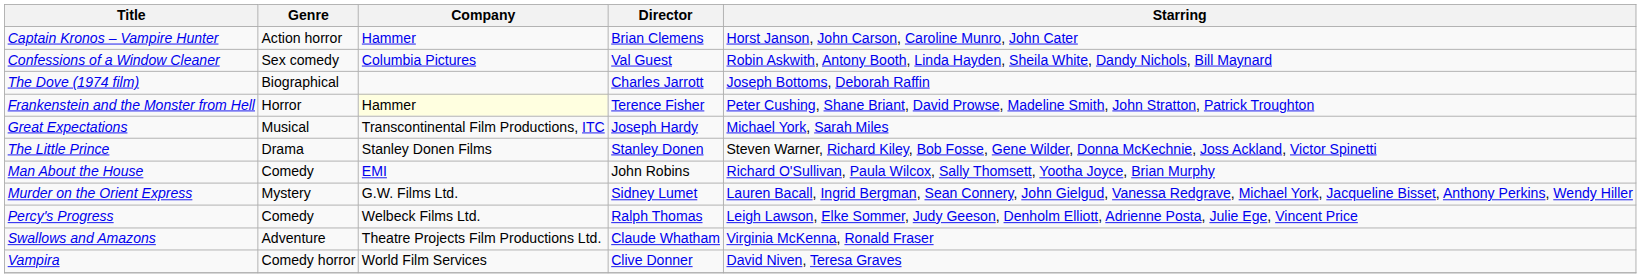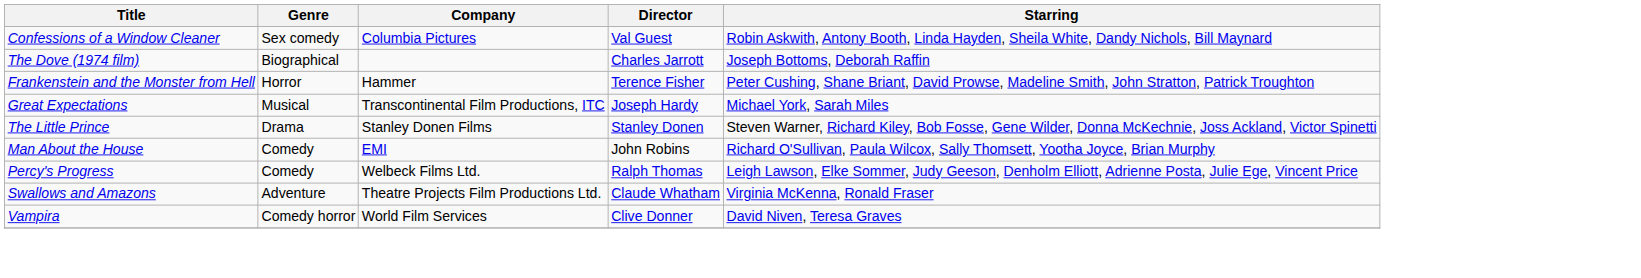- row: (113, 37)
(389, 104) lightyellow background -> (389, 82) no background
- row: (100, 194)
